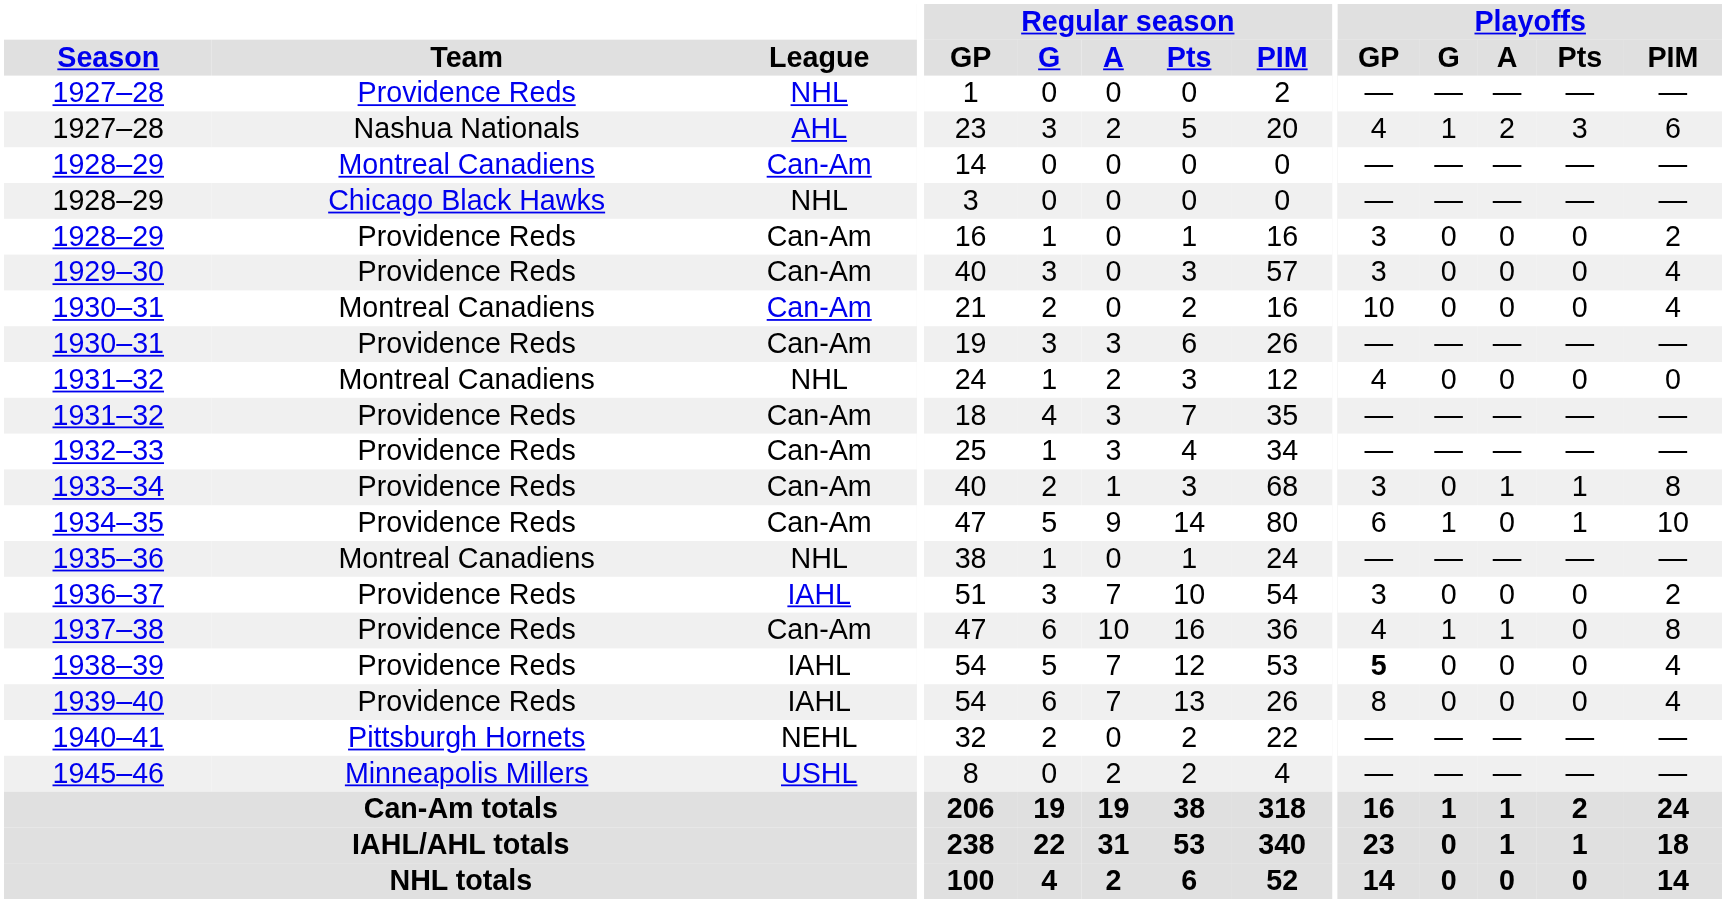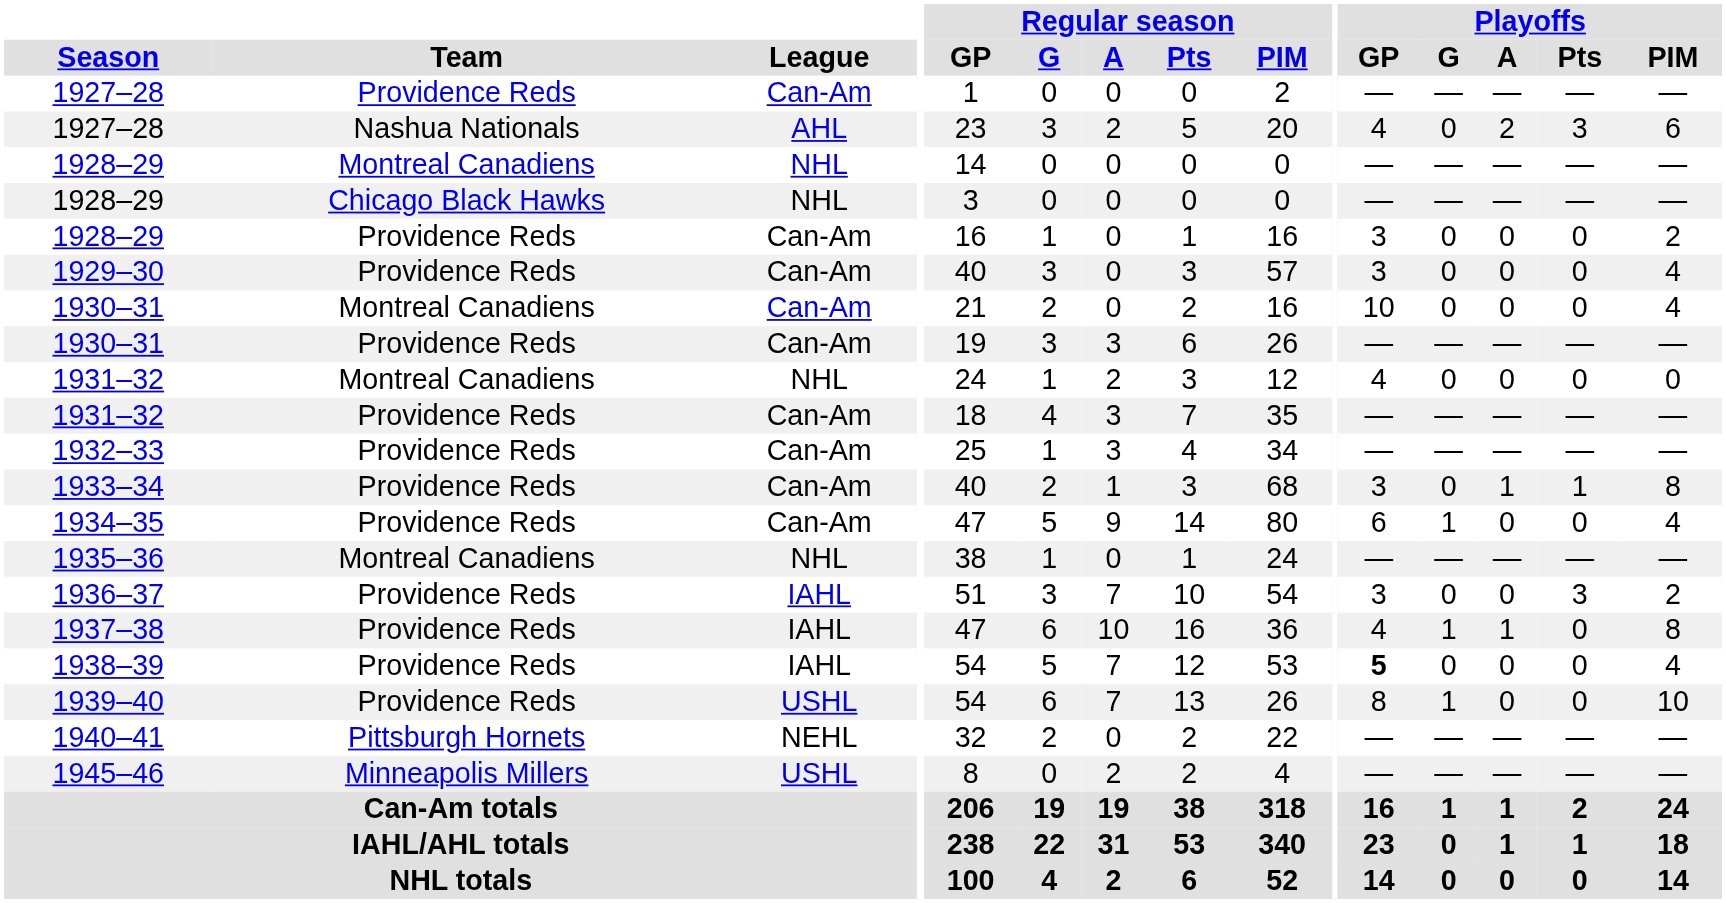(819, 93) NHL -> (819, 93) Can-Am
(1449, 128) 1 -> (1449, 128) 0
(819, 164) Can-Am -> (819, 164) NHL
(1580, 522) 1 -> (1580, 522) 0
(1673, 522) 10 -> (1673, 522) 4
(1580, 594) 0 -> (1580, 594) 3
(819, 630) Can-Am -> (819, 630) IAHL
(819, 701) IAHL -> (819, 701) USHL
(1449, 701) 0 -> (1449, 701) 1
(1673, 701) 4 -> (1673, 701) 10
